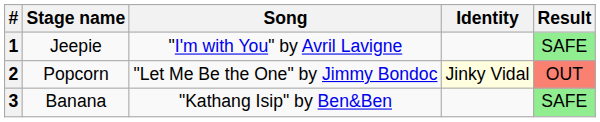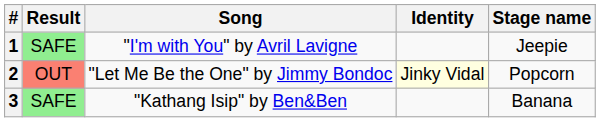columns swapped: (76, 18) <-> (564, 18)
